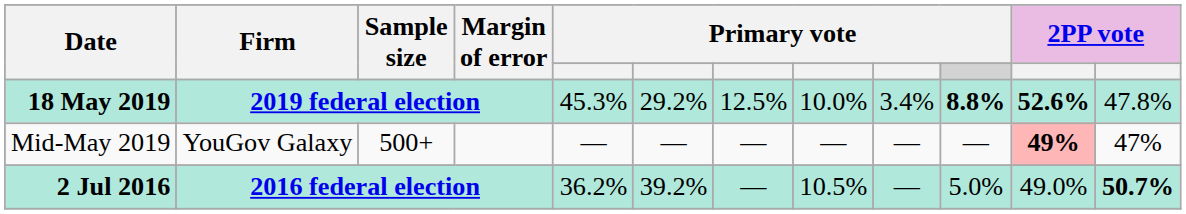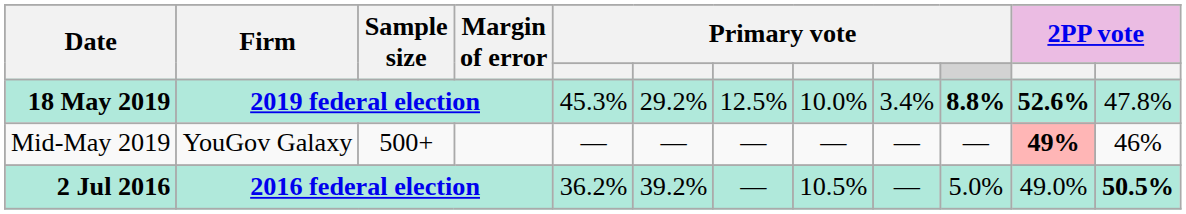(1138, 143) 47% -> (1138, 143) 46%
(1138, 187) 50.7% -> (1138, 187) 50.5%
